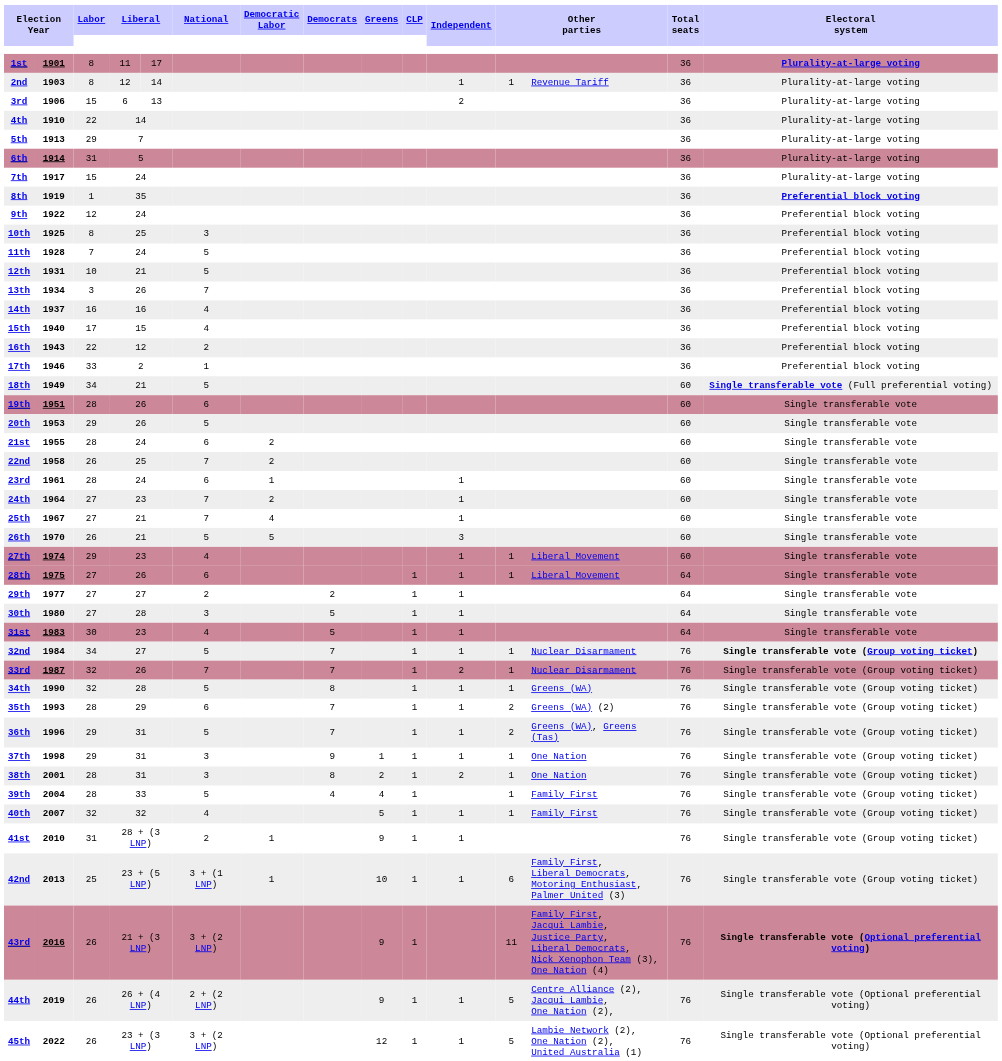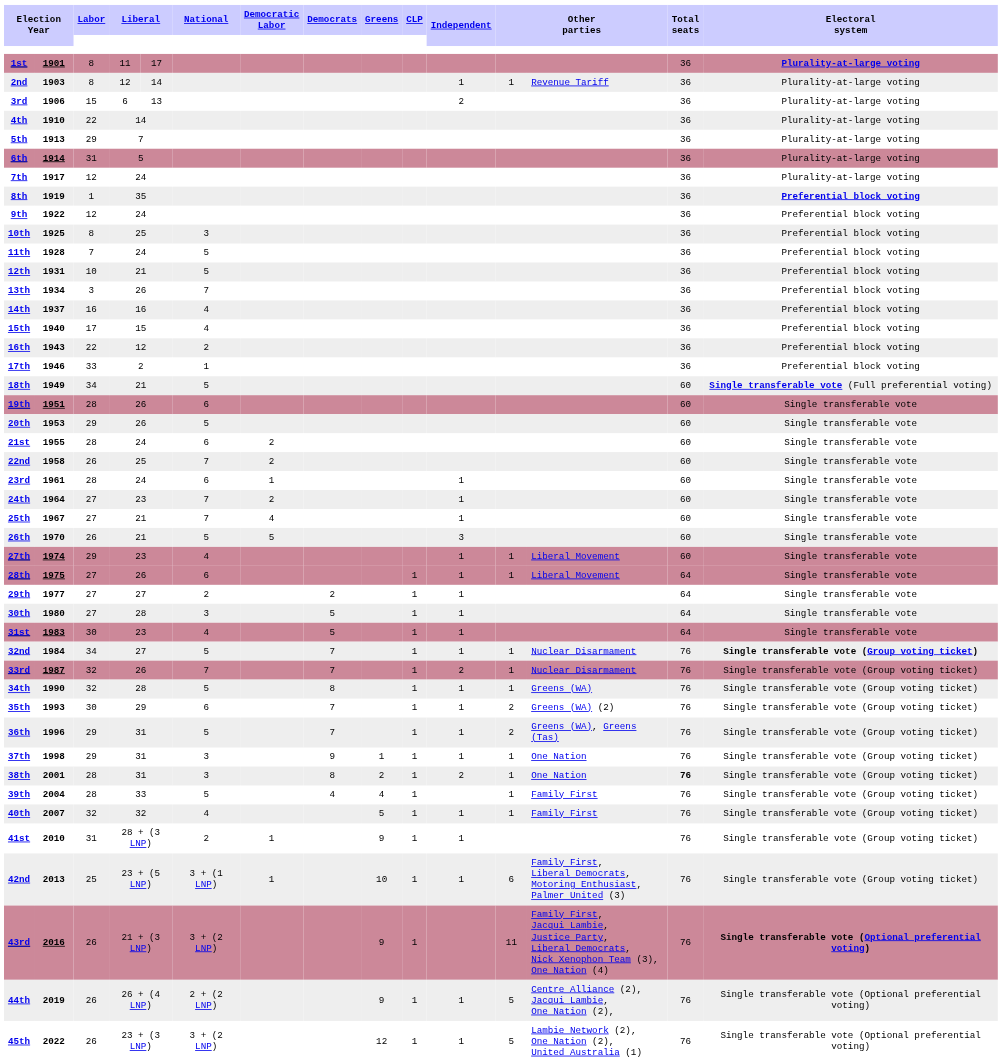(91, 177) 15 -> (91, 177) 12
(91, 708) 28 -> (91, 708) 30
(686, 776) normal -> (686, 776) bold
